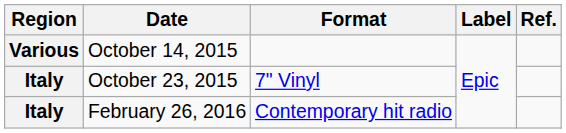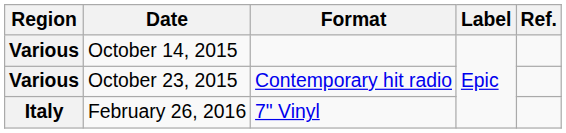(44, 81) Italy -> (44, 81) Various
(287, 81) 7" Vinyl -> (354, 81) Contemporary hit radio
(354, 111) Contemporary hit radio -> (287, 111) 7" Vinyl
